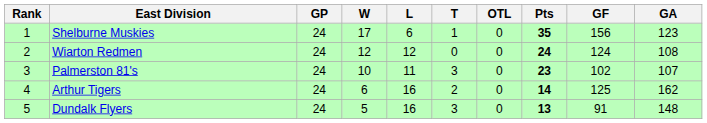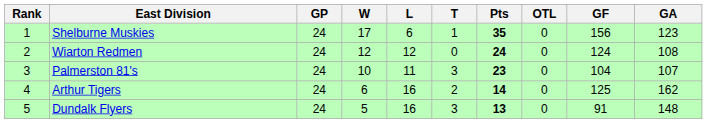columns swapped: (499, 14) <-> (544, 14)
(601, 71) 102 -> (601, 71) 104
